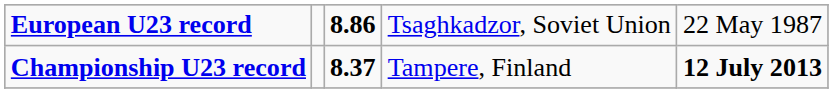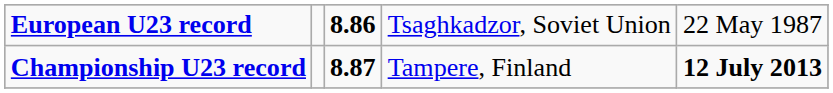(353, 66) 8.37 -> (353, 66) 8.87
